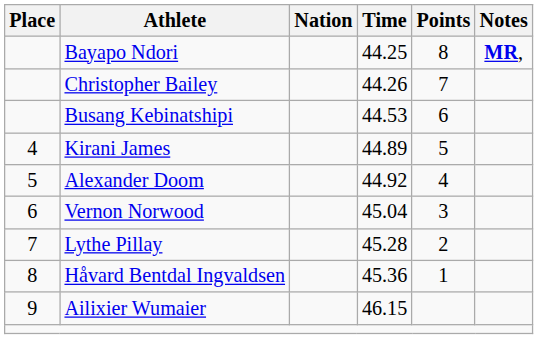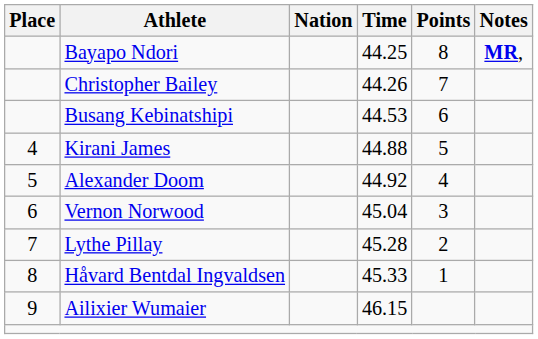(385, 148) 44.89 -> (385, 148) 44.88
(385, 276) 45.36 -> (385, 276) 45.33
